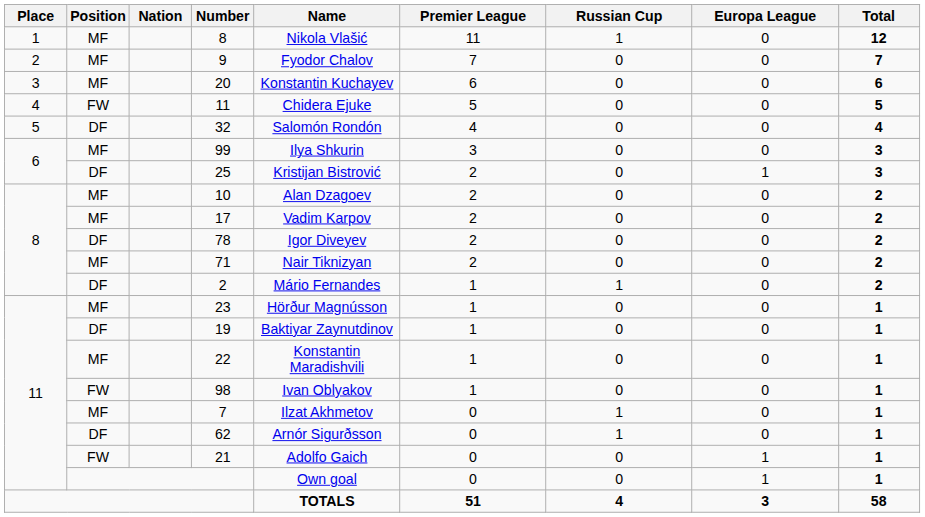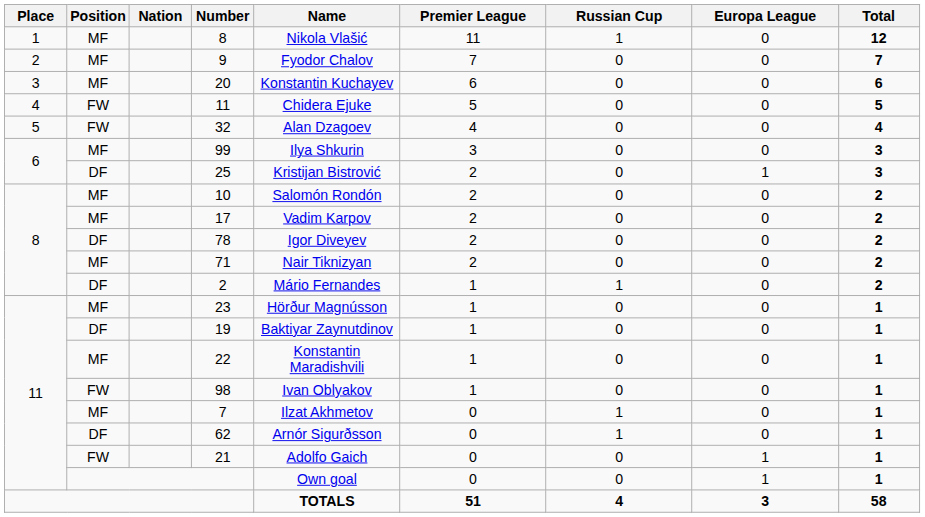(98, 128) DF -> (98, 128) FW
(327, 128) Salomón Rondón -> (327, 128) Alan Dzagoev
(327, 195) Alan Dzagoev -> (327, 195) Salomón Rondón
